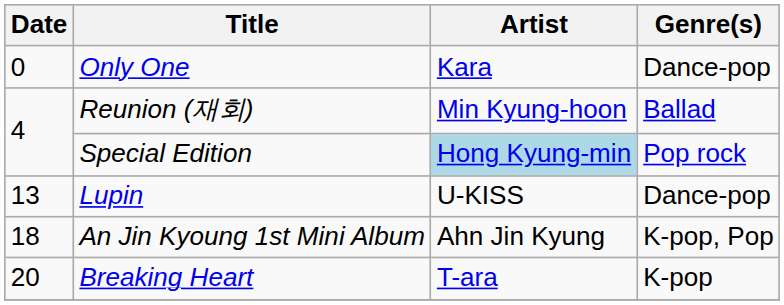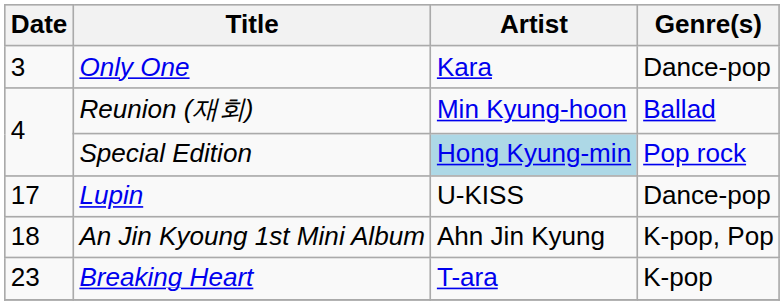(18, 66) 0 -> (18, 66) 3
(25, 195) 13 -> (25, 195) 17
(25, 278) 20 -> (25, 278) 23
